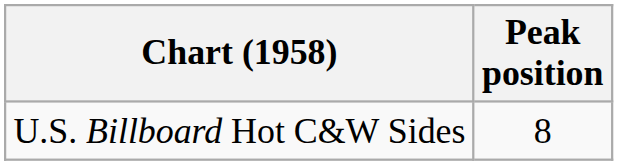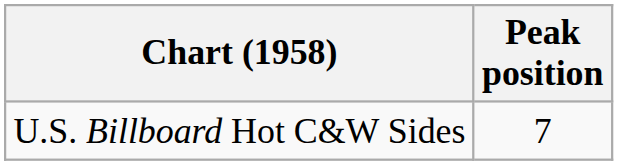(543, 130) 8 -> (543, 130) 7
